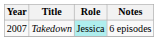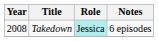(17, 28) 2007 -> (17, 28) 2008
